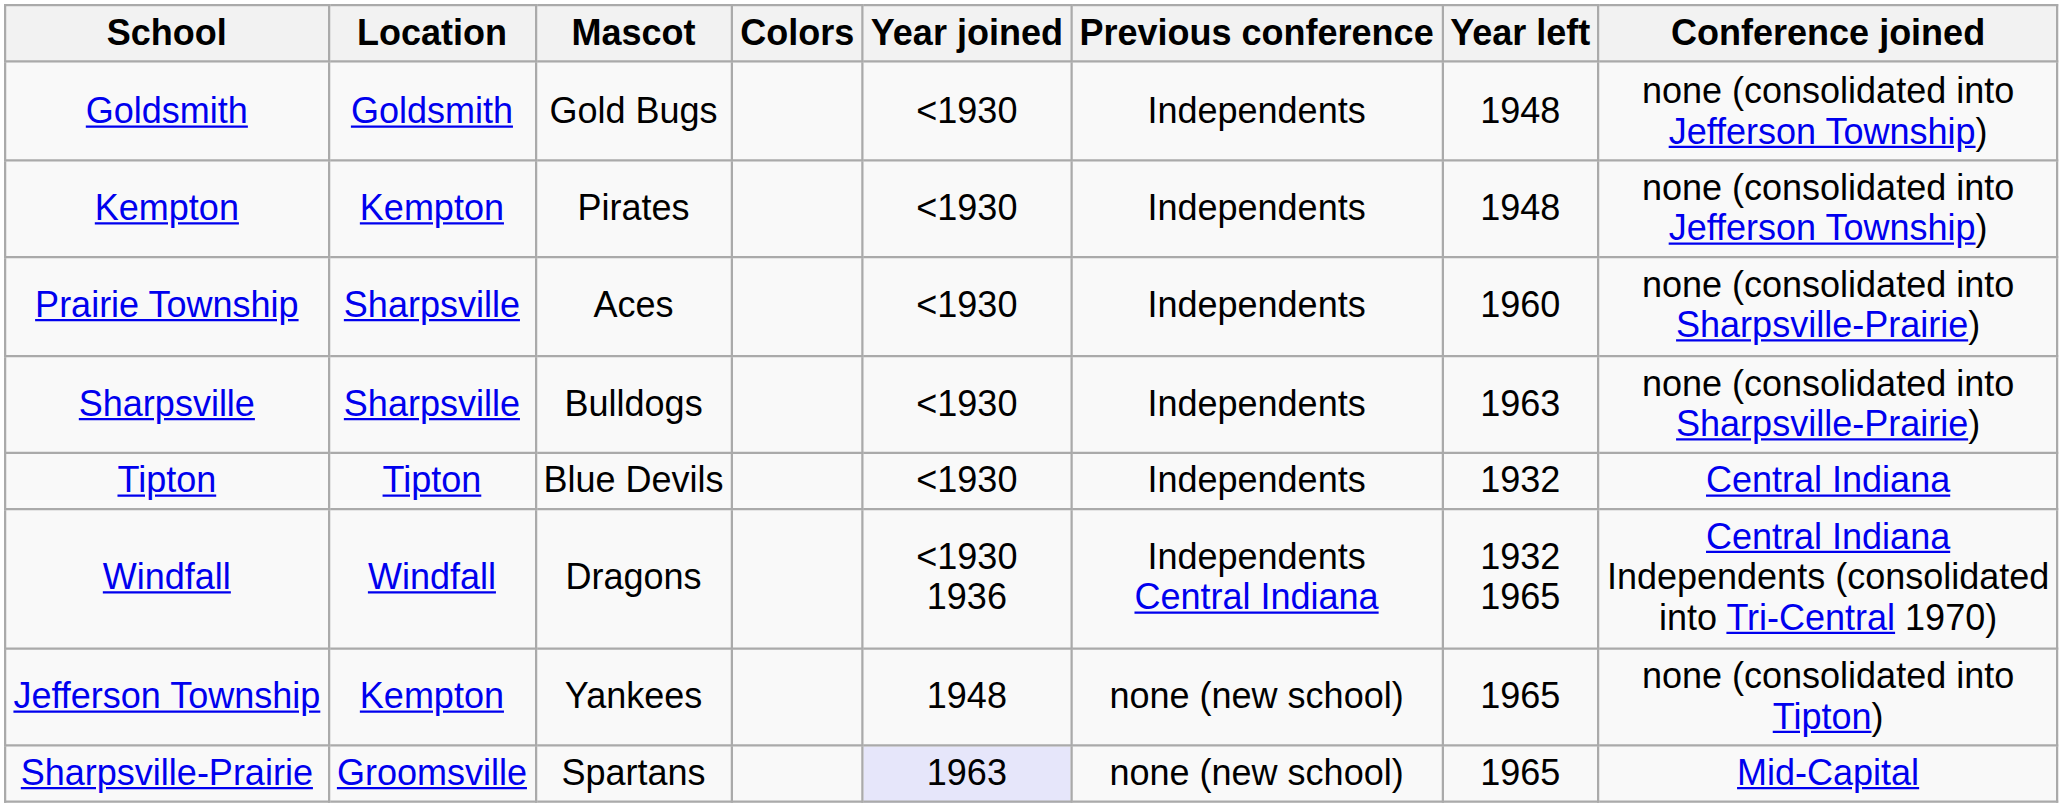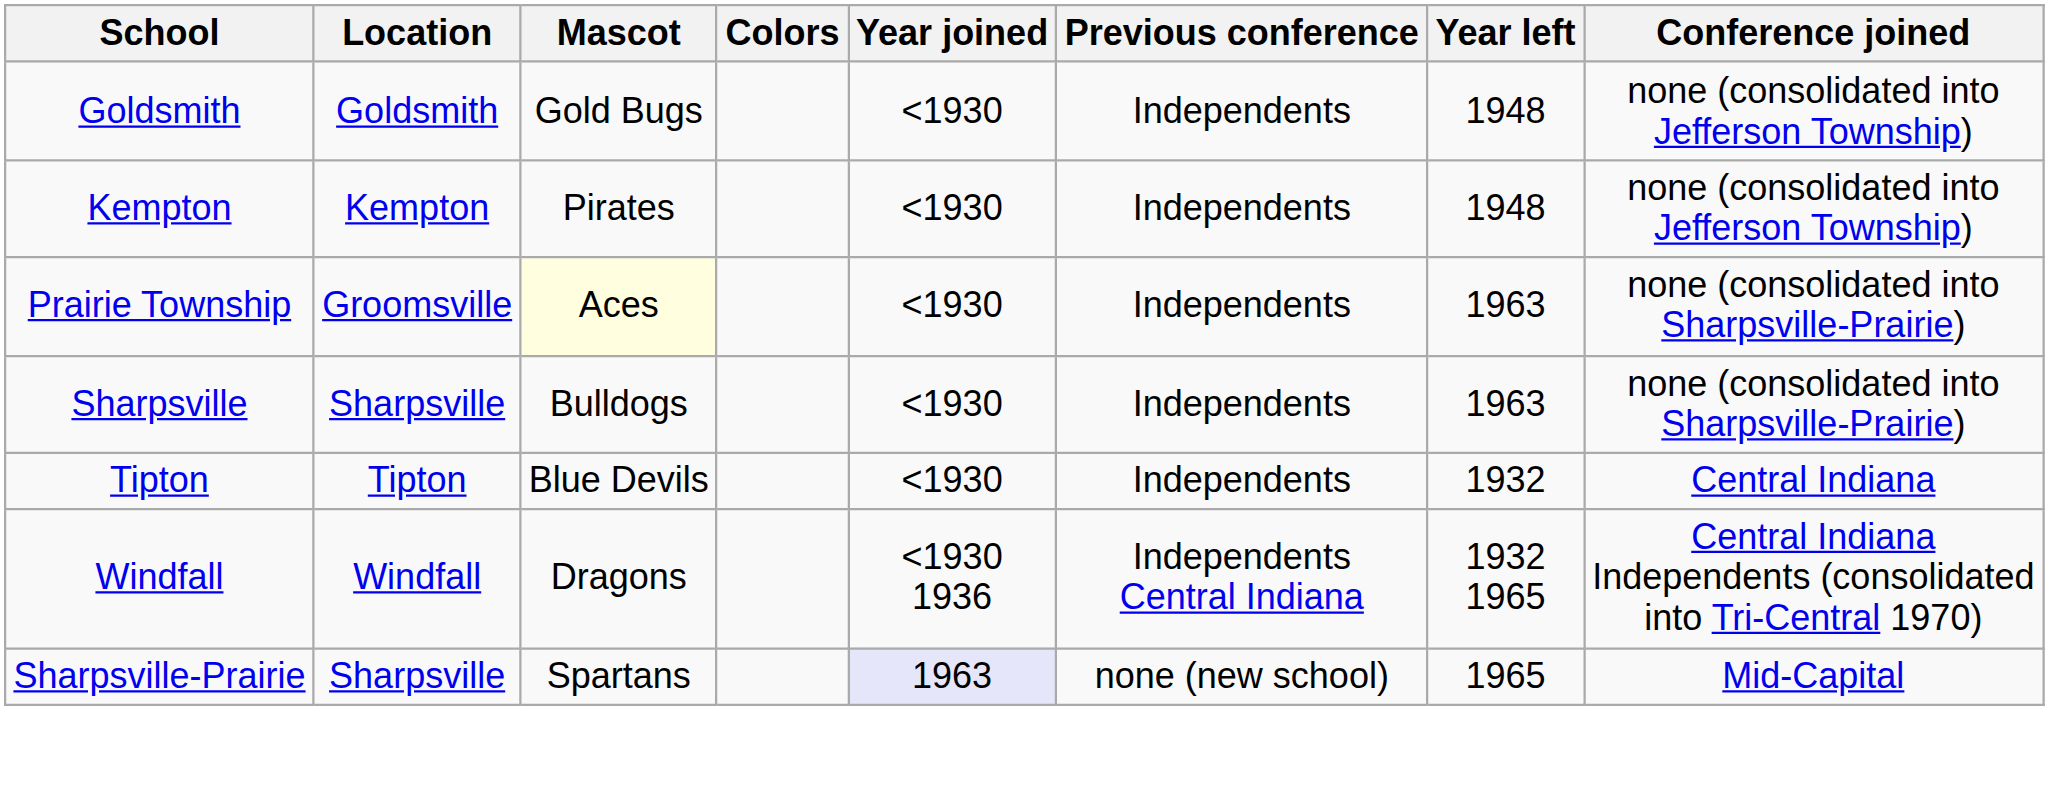(432, 305) Sharpsville -> (417, 305) Groomsville
(634, 305) no background -> (619, 305) lightyellow background
(1520, 305) 1960 -> (1506, 305) 1963
- row: (167, 695)
(432, 773) Groomsville -> (417, 675) Sharpsville
